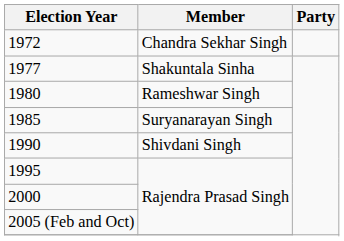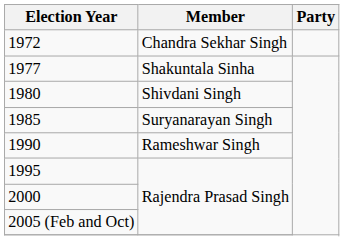(201, 94) Rameshwar Singh -> (191, 94) Shivdani Singh
(191, 145) Shivdani Singh -> (201, 145) Rameshwar Singh
